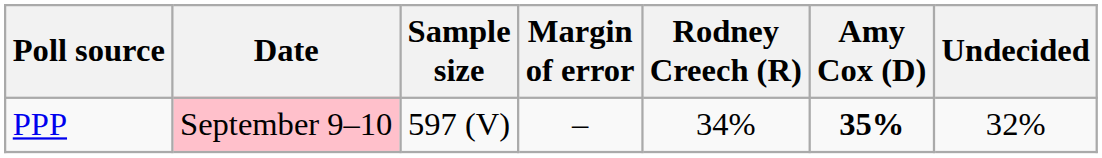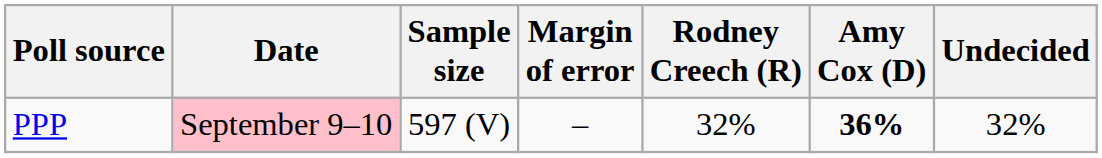(726, 123) 34% -> (726, 123) 32%
(872, 123) 35% -> (872, 123) 36%
